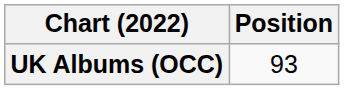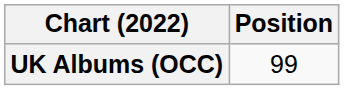(284, 63) 93 -> (284, 63) 99
